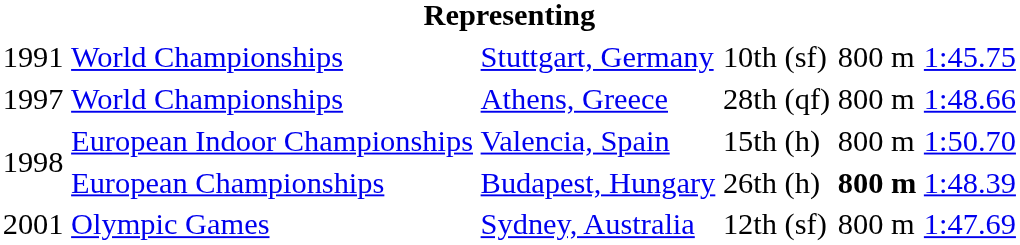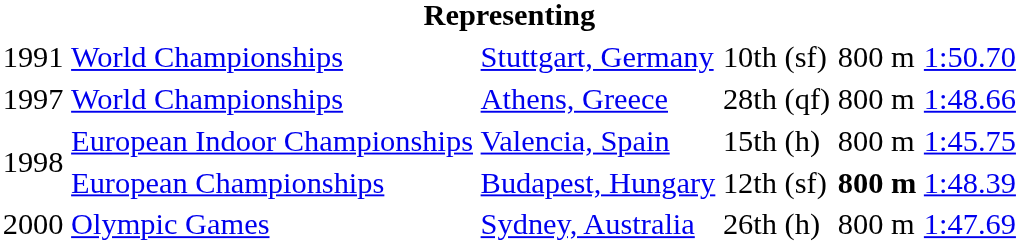(970, 57) 1:45.75 -> (970, 57) 1:50.70
(970, 140) 1:50.70 -> (970, 140) 1:45.75
(771, 182) 26th (h) -> (775, 182) 12th (sf)
(33, 224) 2001 -> (33, 224) 2000
(775, 224) 12th (sf) -> (771, 224) 26th (h)
